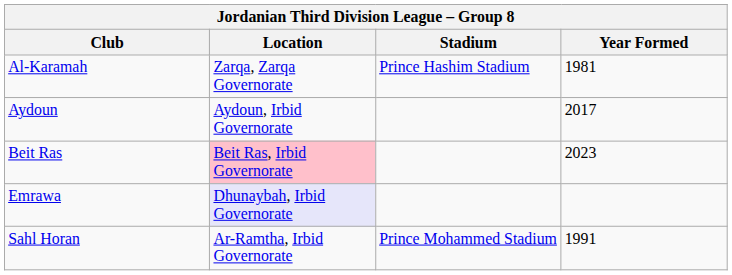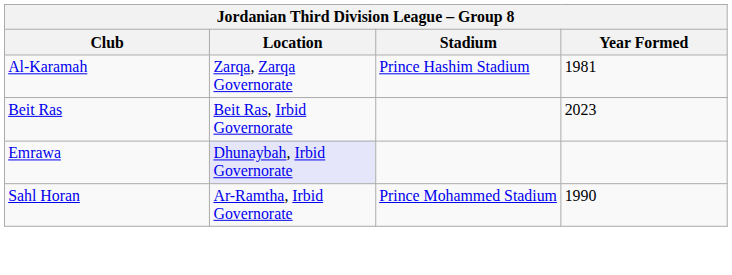- row: (33, 110)
(260, 162) pink background -> (260, 119) no background
(580, 239) 1991 -> (580, 196) 1990
